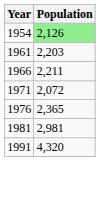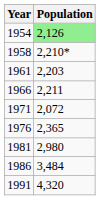+ row: (19, 52)
(50, 128) 2,981 -> (50, 147) 2,980
+ row: (19, 166)
